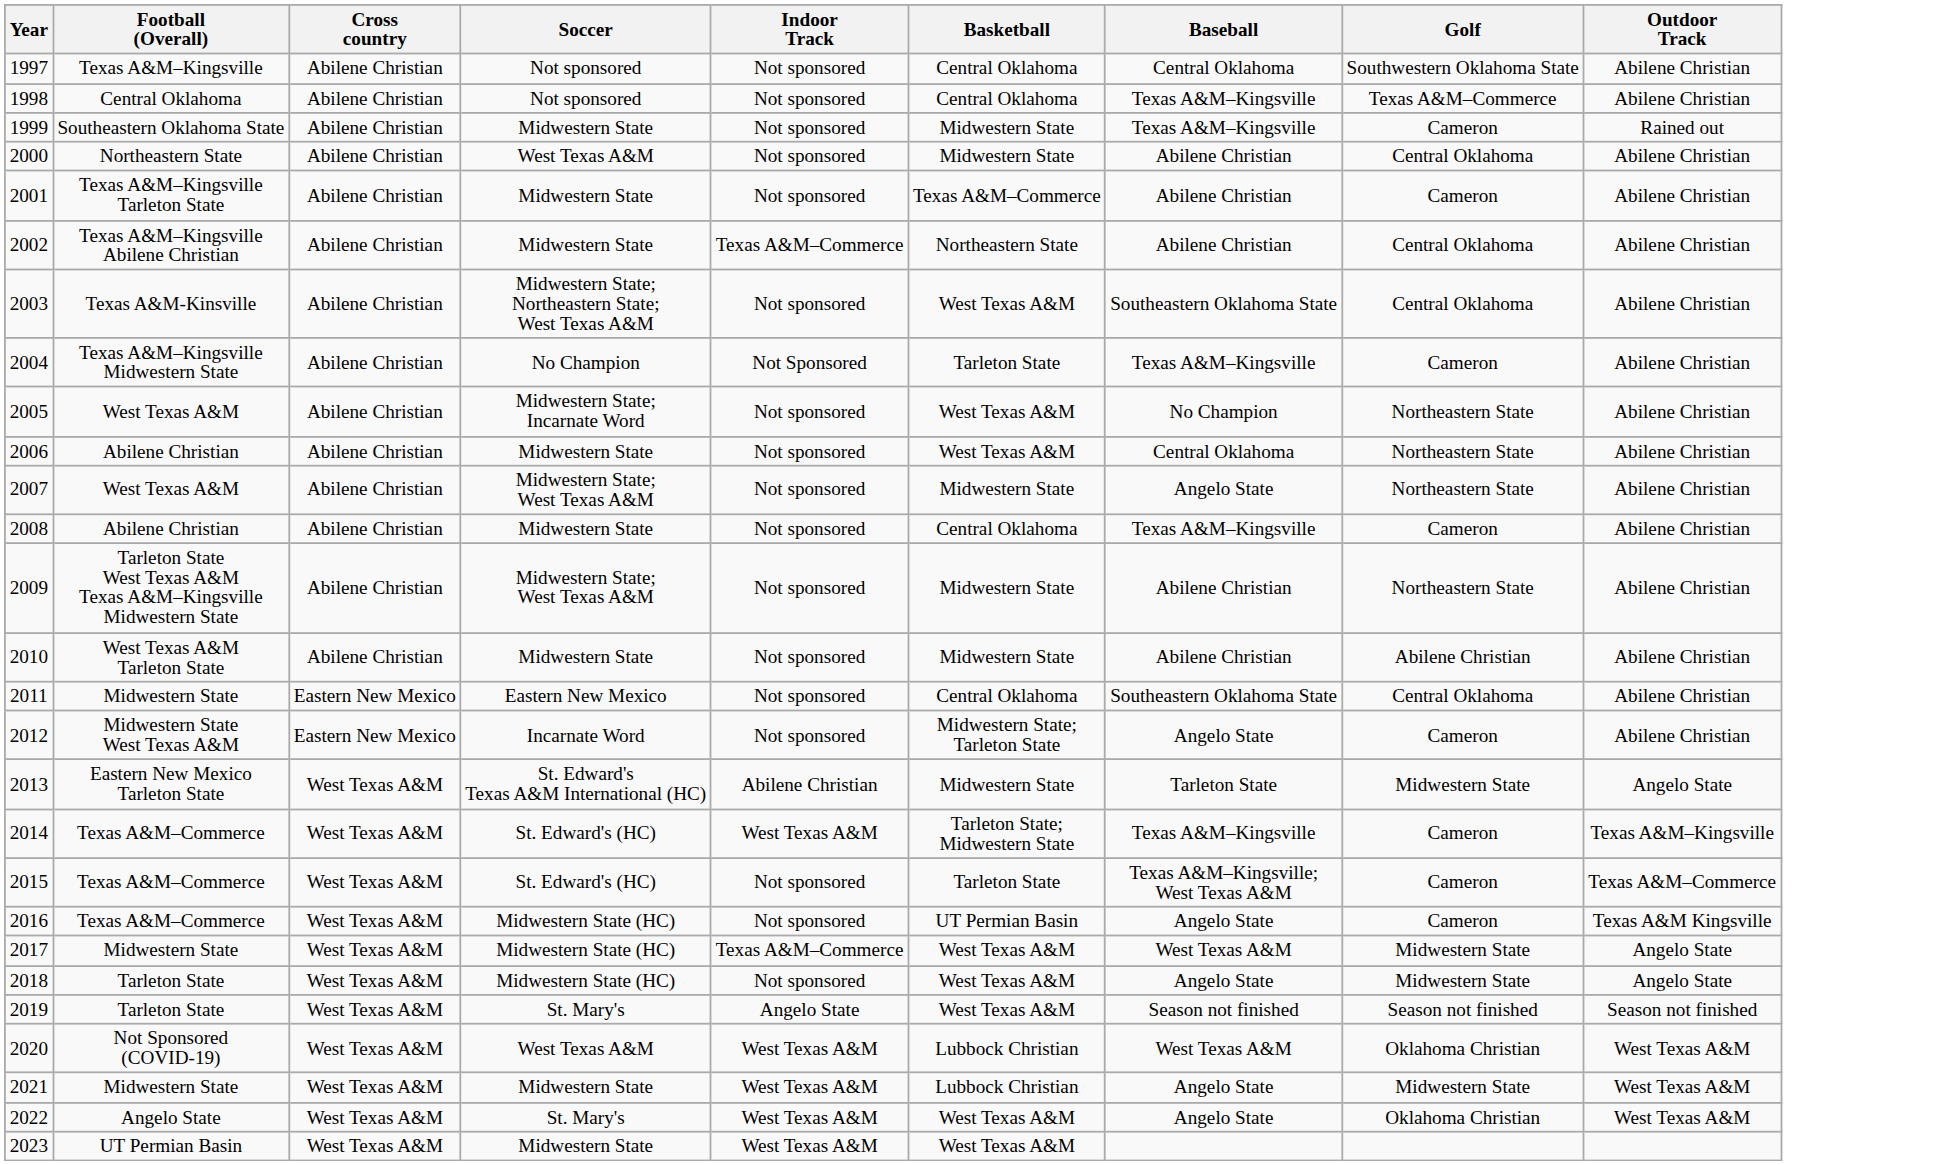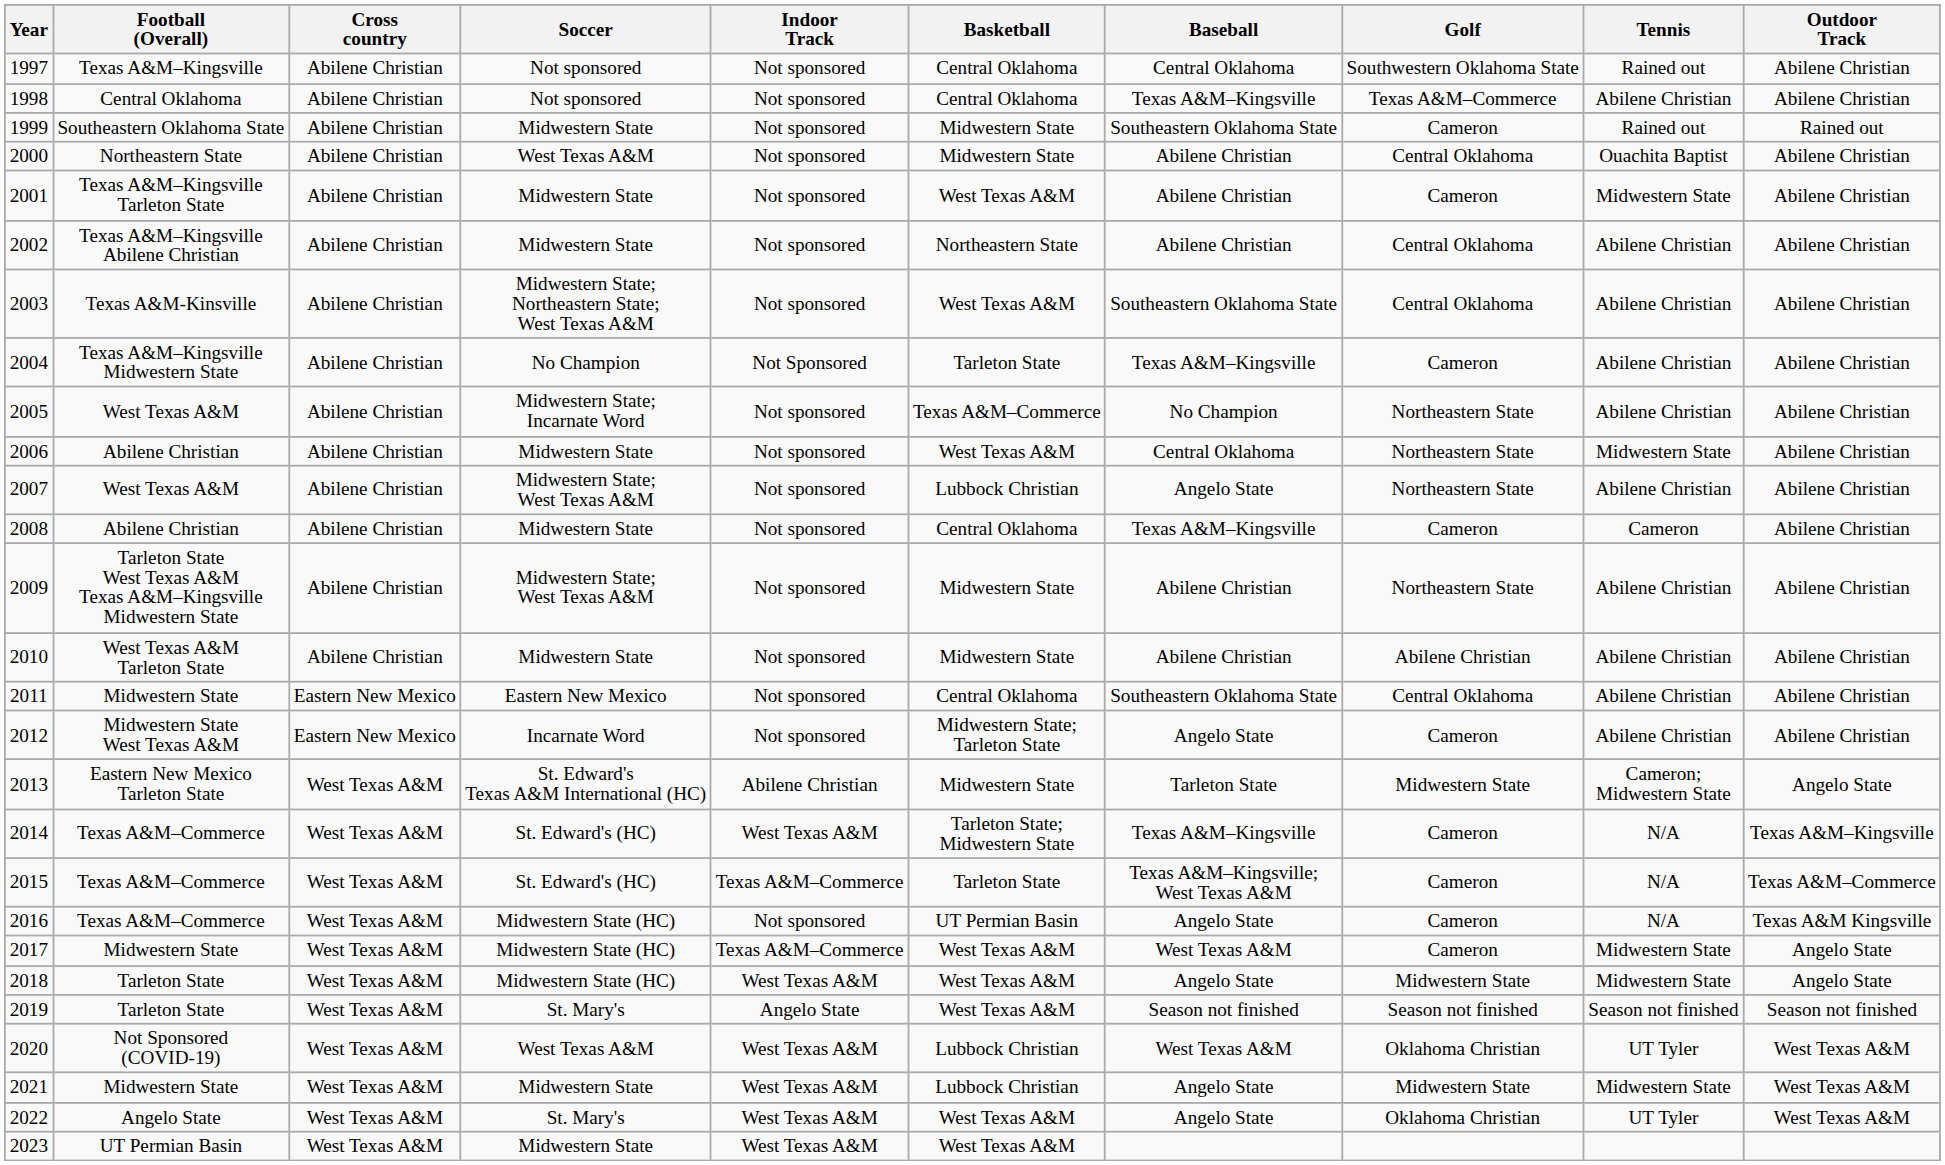+ column: (1663, 29)
(1224, 127) Texas A&M–Kingsville -> (1224, 127) Southeastern Oklahoma State
(1007, 195) Texas A&M–Commerce -> (1007, 195) West Texas A&M
(810, 244) Texas A&M–Commerce -> (810, 244) Not sponsored
(1007, 411) West Texas A&M -> (1007, 411) Texas A&M–Commerce
(1007, 489) Midwestern State -> (1007, 489) Lubbock Christian
(810, 882) Not sponsored -> (810, 882) Texas A&M–Commerce
(1463, 950) Midwestern State -> (1463, 950) Cameron
(810, 979) Not sponsored -> (810, 979) West Texas A&M
